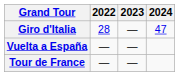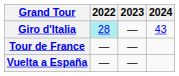(104, 29) no background -> (104, 29) paleturquoise background
(161, 29) 47 -> (161, 29) 43
rows swapped: (47, 63) <-> (47, 46)
